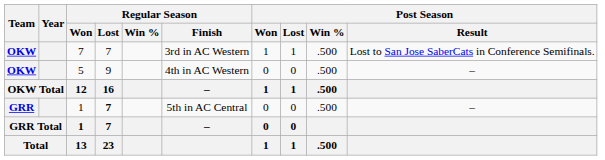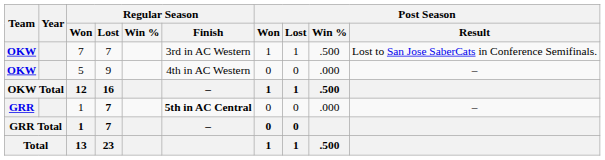(327, 70) .500 -> (329, 70) .000
(207, 108) normal -> (208, 108) bold
(327, 108) .500 -> (329, 108) .000
